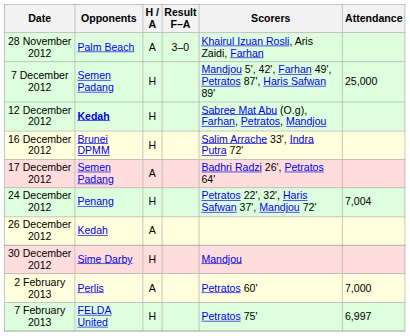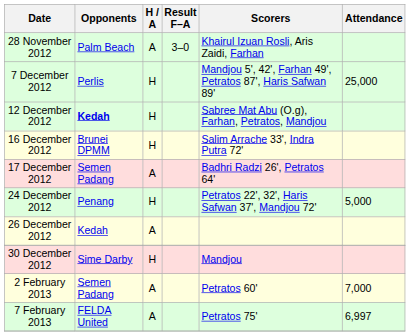(96, 82) Semen Padang -> (91, 82) Perlis
(358, 202) 7,004 -> (358, 202) 5,000
(91, 288) Perlis -> (96, 288) Semen Padang
(152, 316) H -> (152, 316) A
